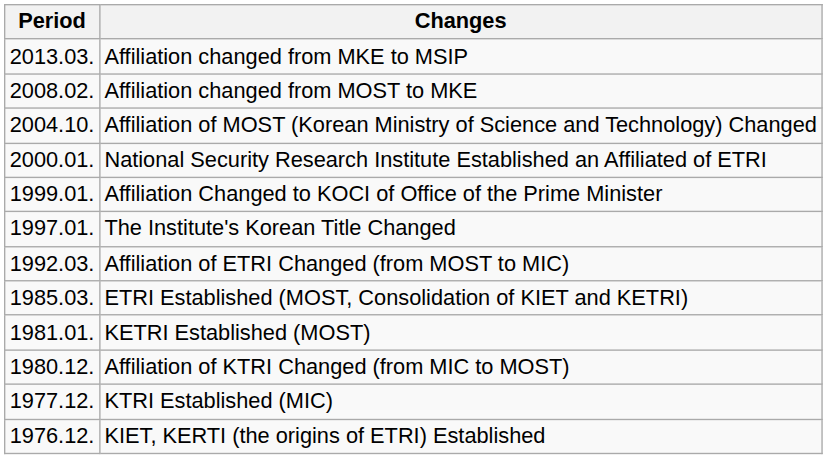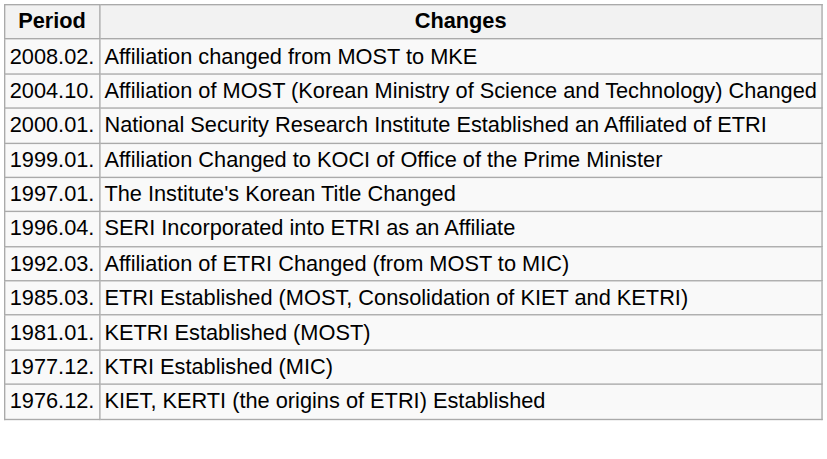- row: (286, 56)
+ row: (310, 228)
- row: (337, 366)
